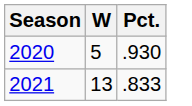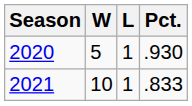+ column: (128, 20)
(102, 84) 13 -> (102, 84) 10
